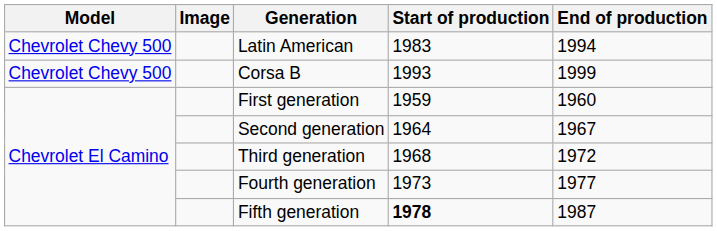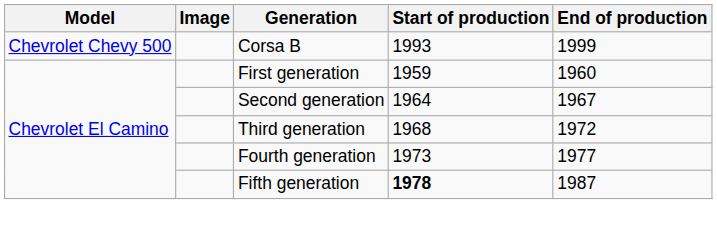- row: (296, 45)
